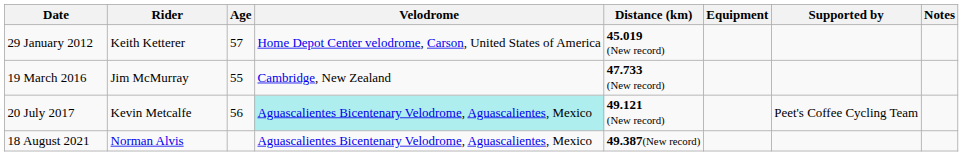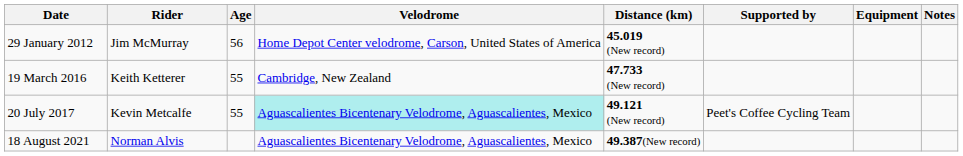columns swapped: (846, 14) <-> (737, 14)
(148, 42) Keith Ketterer -> (150, 42) Jim McMurray
(236, 42) 57 -> (236, 42) 56
(150, 77) Jim McMurray -> (148, 77) Keith Ketterer
(236, 112) 56 -> (236, 112) 55
